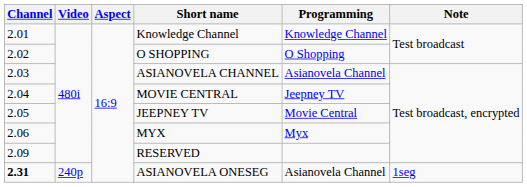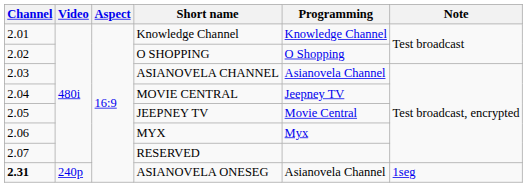(18, 152) 2.09 -> (18, 152) 2.07
